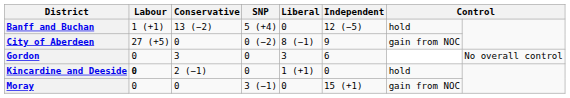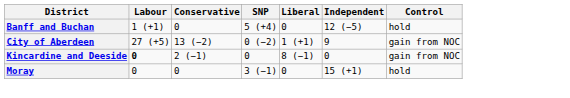(193, 27) 13 (−2) -> (177, 27) 0
(177, 41) 0 -> (193, 41) 13 (−2)
(298, 41) 8 (−1) -> (298, 41) 1 (+1)
- row: (23, 56)
(298, 71) 1 (+1) -> (298, 56) 8 (−1)
(400, 71) hold -> (424, 56) gain from NOC
(424, 86) gain from NOC -> (400, 71) hold
